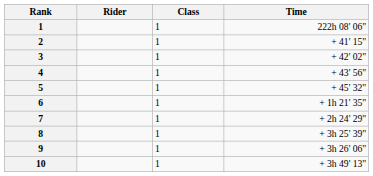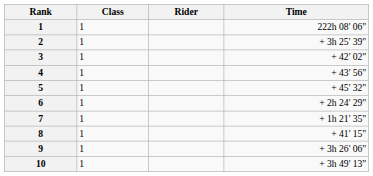columns swapped: (115, 12) <-> (188, 12)
(349, 42) + 41' 15" -> (343, 42) + 3h 25' 39"
(343, 103) + 1h 21' 35" -> (343, 103) + 2h 24' 29"
(343, 118) + 2h 24' 29" -> (343, 118) + 1h 21' 35"
(343, 133) + 3h 25' 39" -> (349, 133) + 41' 15"
